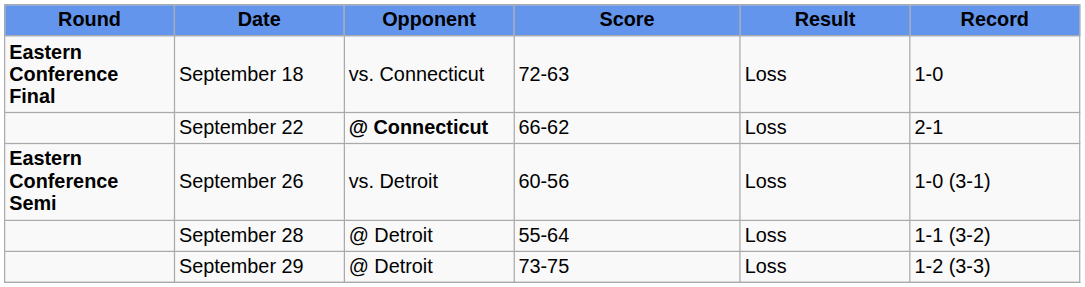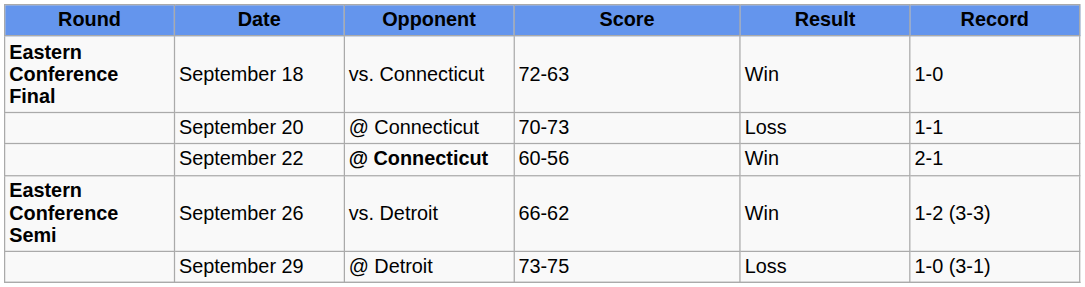(766, 74) Loss -> (762, 74) Win
+ row: (241, 127)
(544, 127) 66-62 -> (544, 159) 60-56
(766, 127) Loss -> (762, 159) Win
(544, 181) 60-56 -> (544, 213) 66-62
(766, 181) Loss -> (762, 213) Win
(953, 181) 1-0 (3-1) -> (953, 213) 1-2 (3-3)
- row: (241, 235)
(953, 266) 1-2 (3-3) -> (953, 266) 1-0 (3-1)
